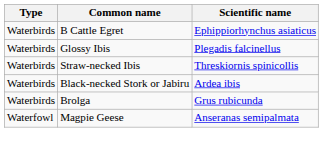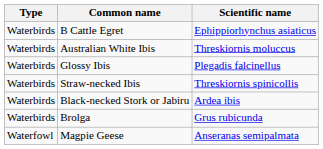+ row: (108, 48)
